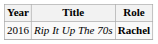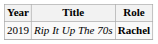(18, 30) 2016 -> (18, 30) 2019
